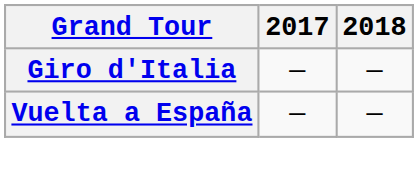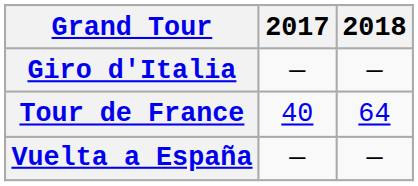+ row: (132, 114)
